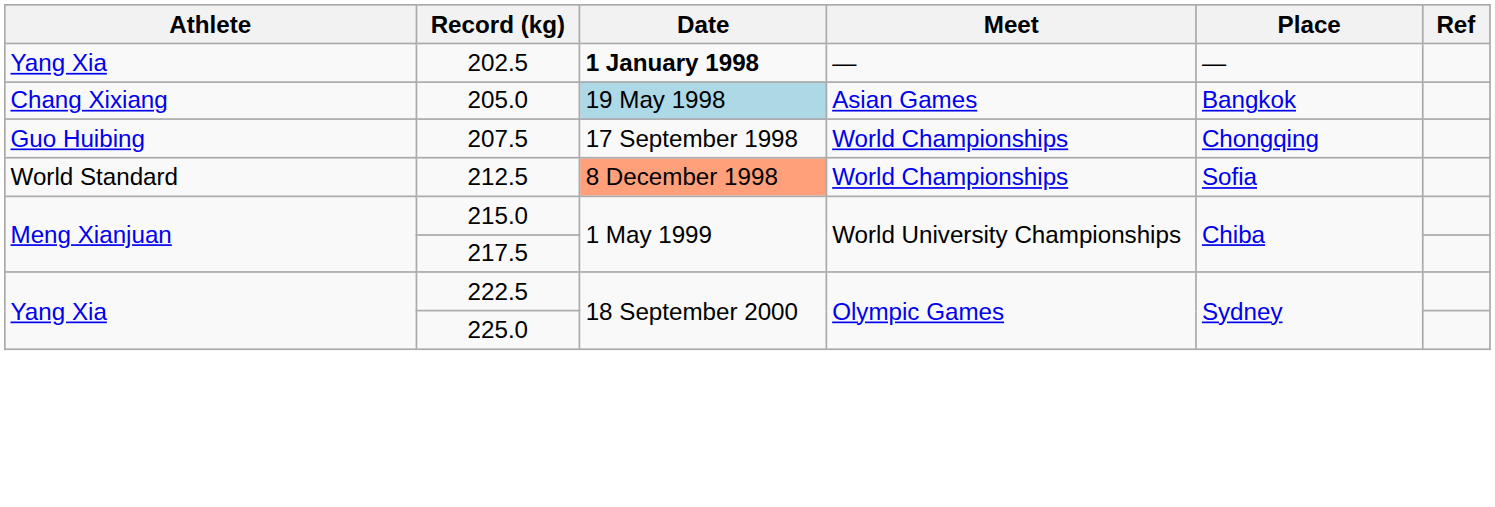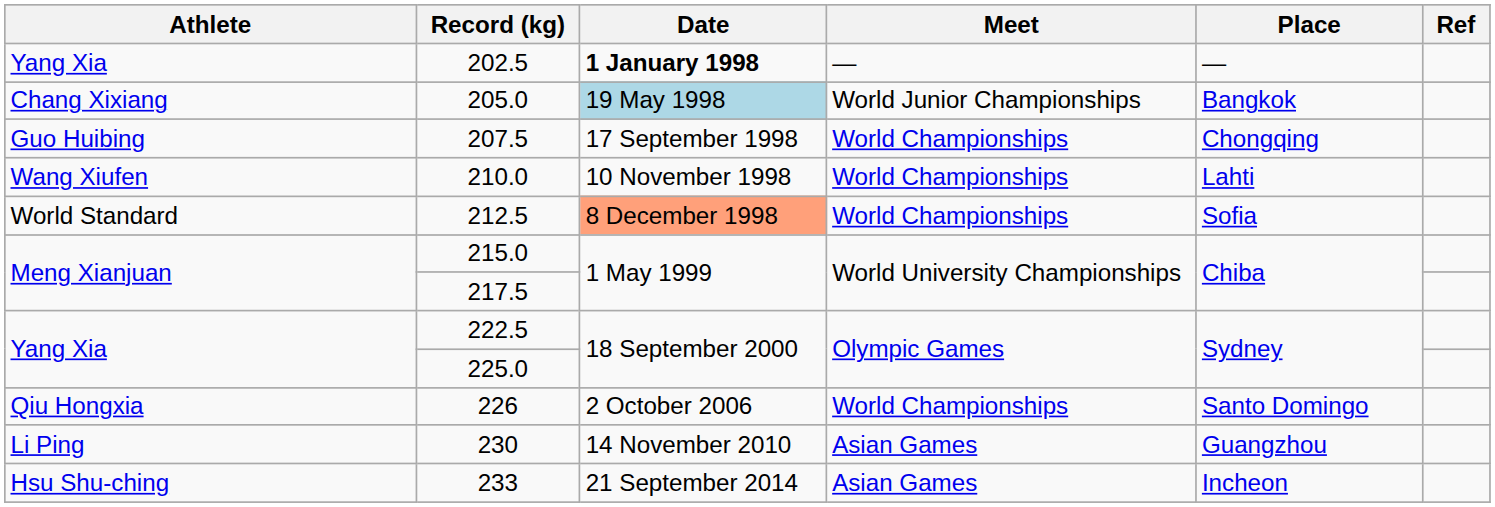(905, 101) Asian Games -> (986, 101) World Junior Championships
+ row: (498, 177)
+ row: (498, 407)
+ row: (498, 445)
+ row: (498, 483)
